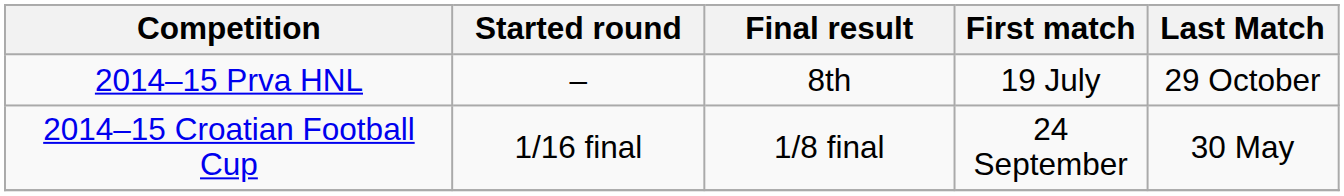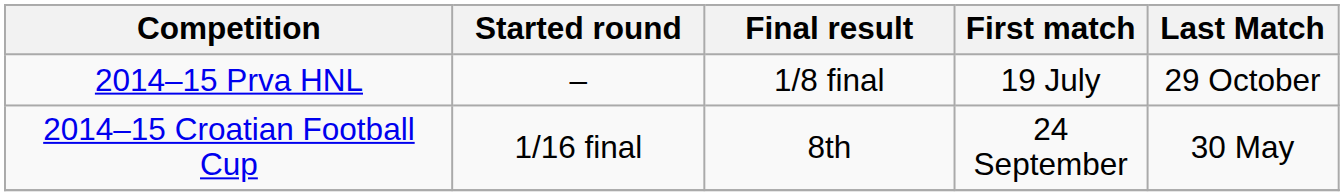(829, 79) 8th -> (829, 79) 1/8 final
(829, 147) 1/8 final -> (829, 147) 8th
